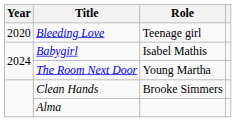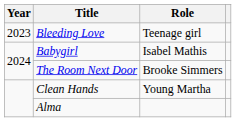(19, 32) 2020 -> (19, 32) 2023
(177, 70) Young Martha -> (183, 70) Brooke Simmers
(183, 88) Brooke Simmers -> (177, 88) Young Martha
